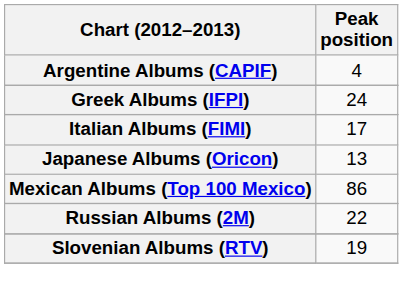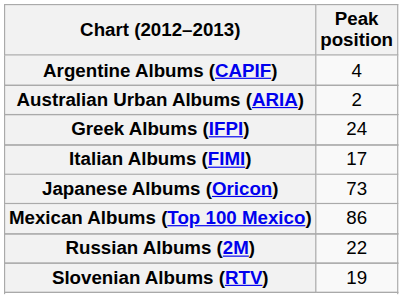+ row: (160, 99)
(357, 159) 13 -> (357, 188) 73
